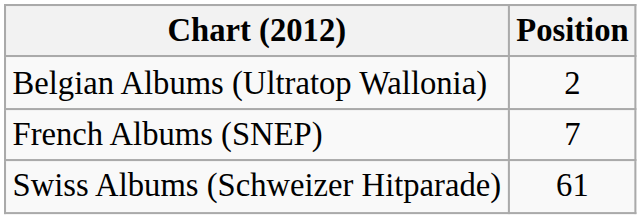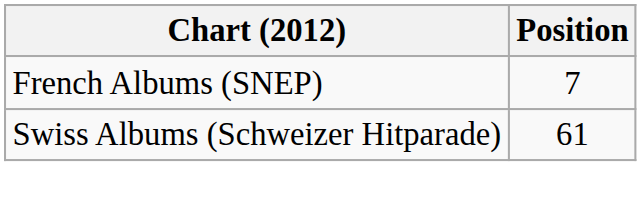- row: (250, 82)
